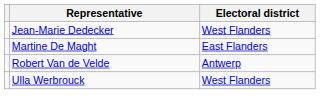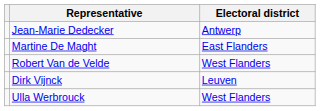(236, 30) West Flanders -> (221, 30) Antwerp
(221, 64) Antwerp -> (236, 64) West Flanders
+ row: (37, 81)
